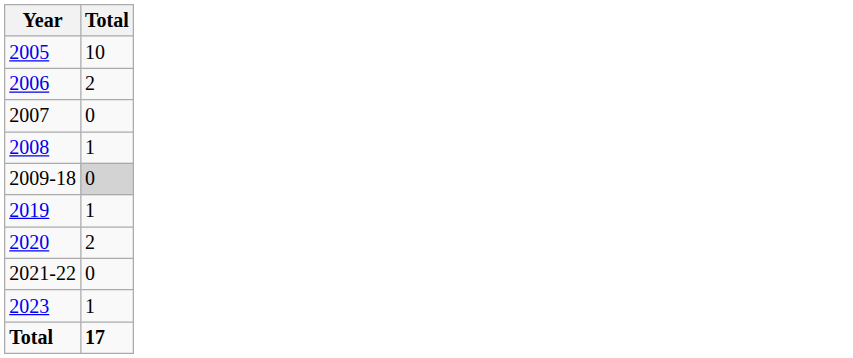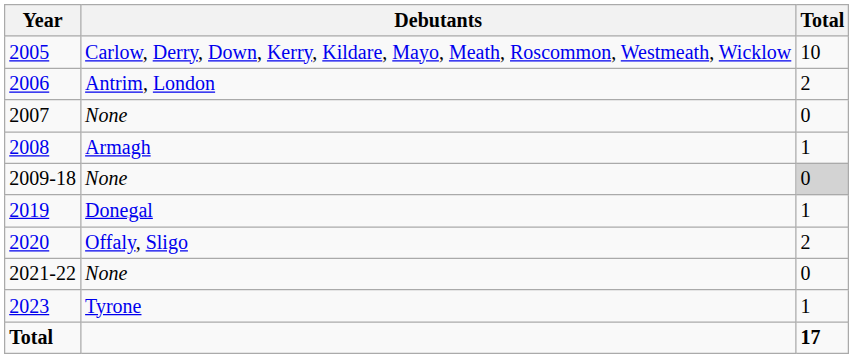+ column: (438, 20)
